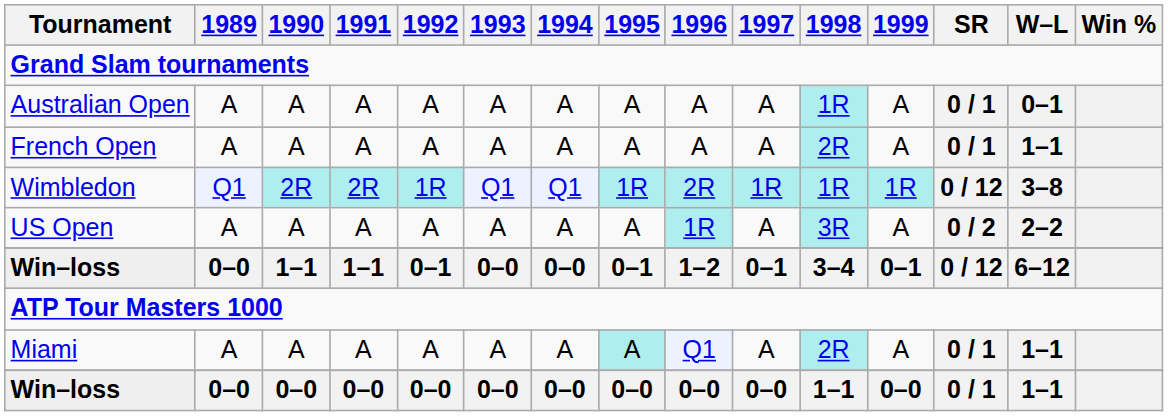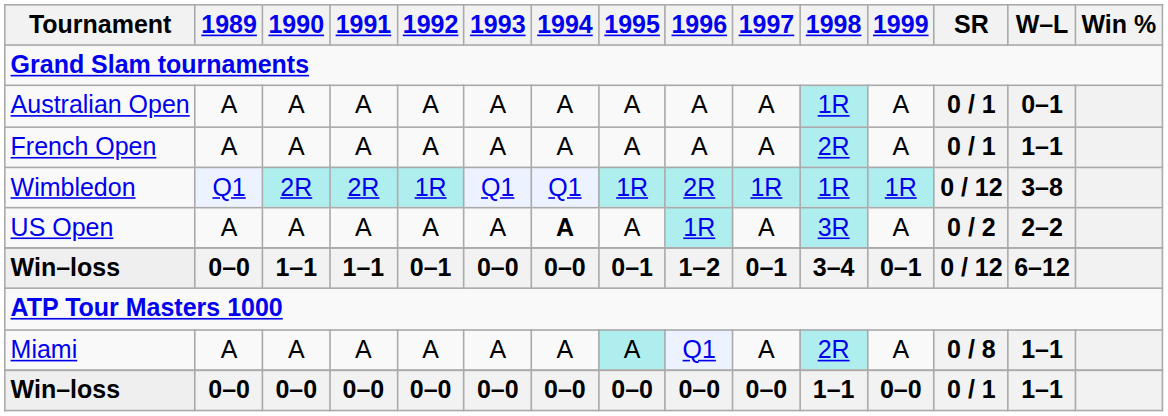(565, 227) normal -> (565, 227) bold
(971, 348) 0 / 1 -> (971, 348) 0 / 8
